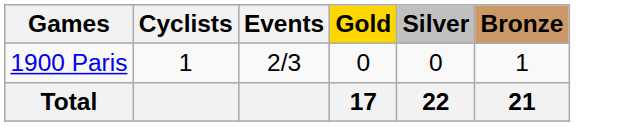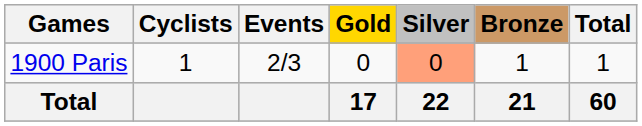+ column: (603, 23)
(436, 62) no background -> (436, 62) lightsalmon background
